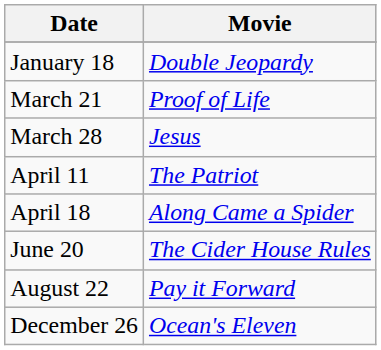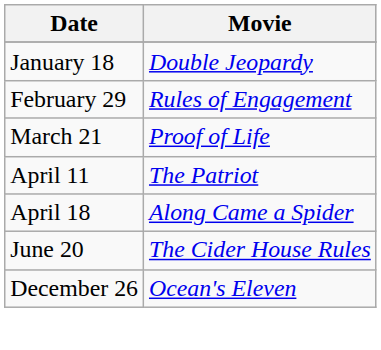+ row: (68, 99)
- row: (56, 136)
- row: (60, 288)
